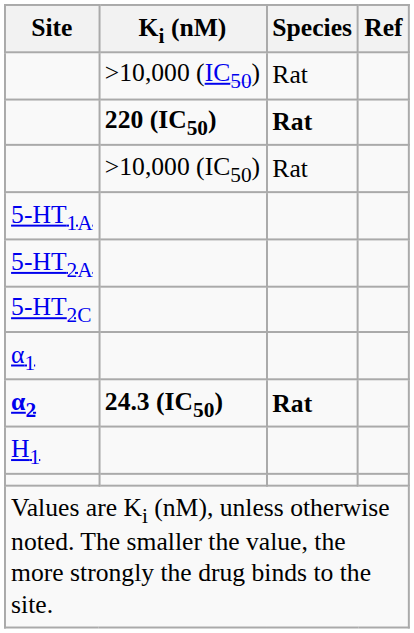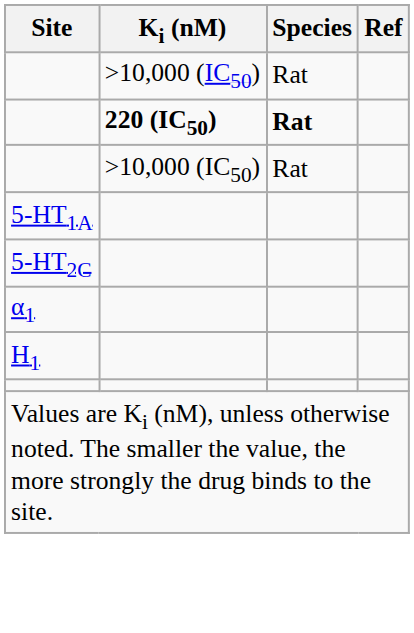- row: (52, 263)
- row: (24, 403)
